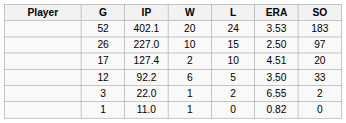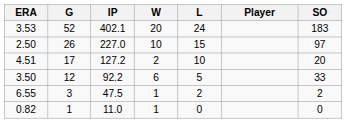columns swapped: (43, 12) <-> (276, 12)
(146, 61) 127.4 -> (113, 61) 127.2
(146, 93) 22.0 -> (113, 93) 47.5
